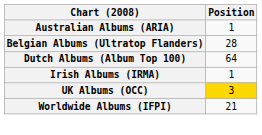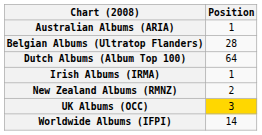+ row: (105, 91)
(231, 106) 21 -> (231, 122) 14
